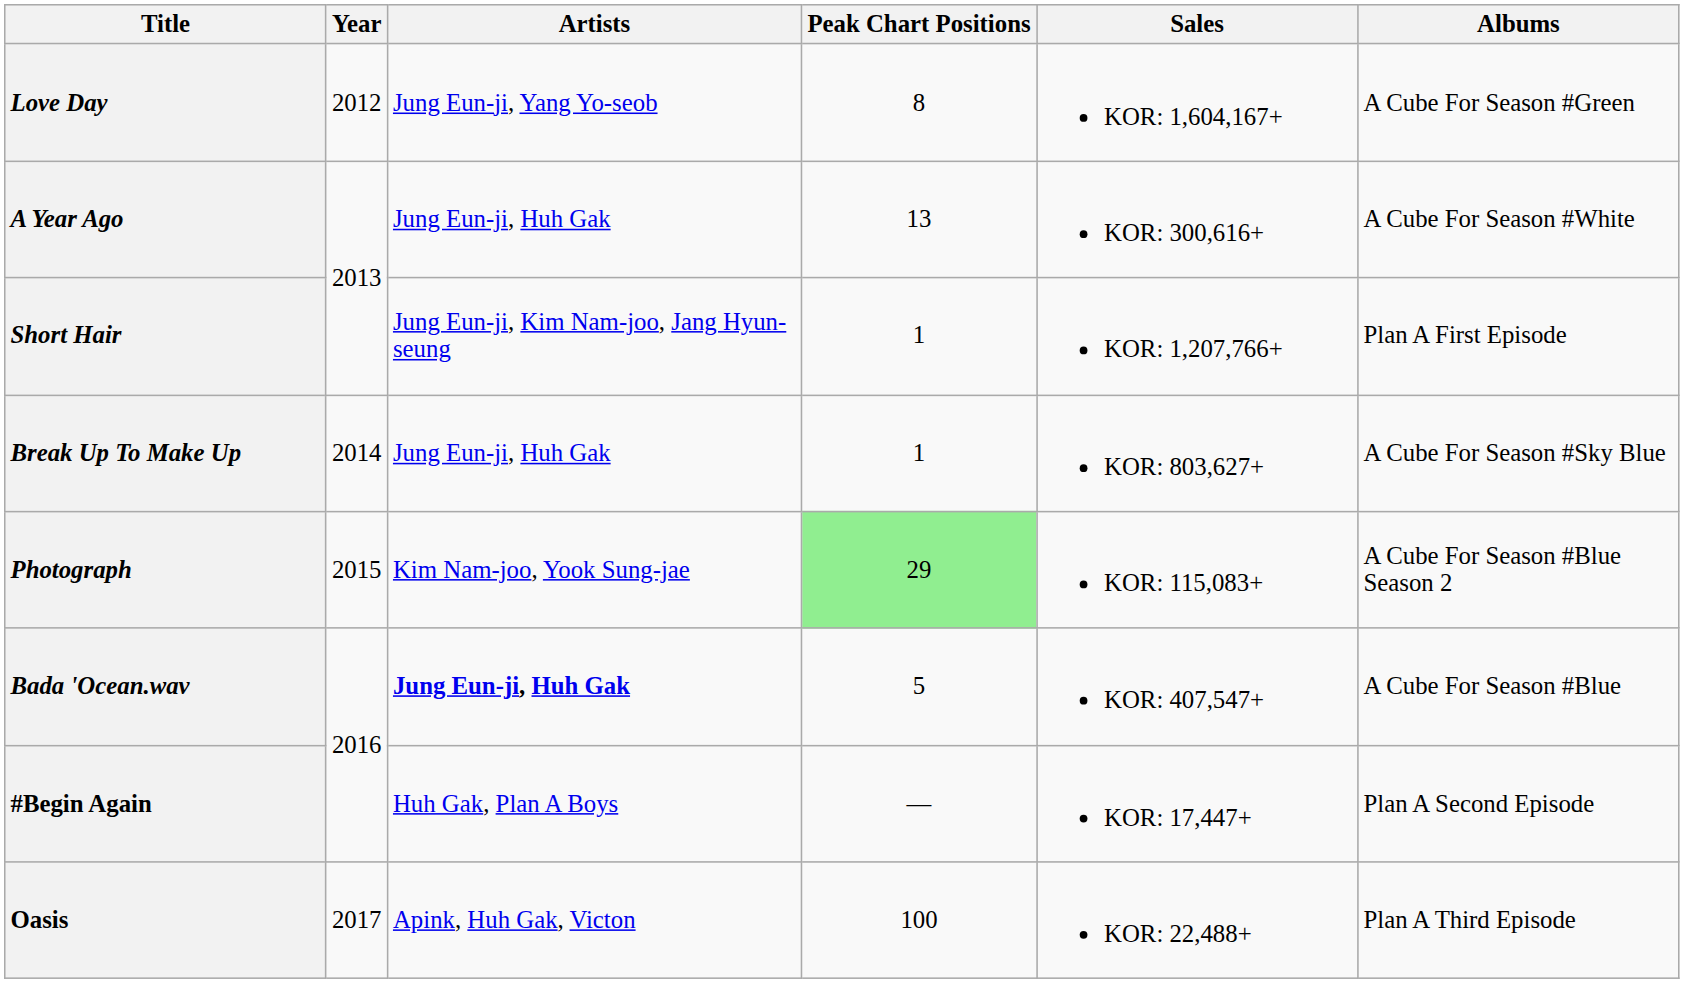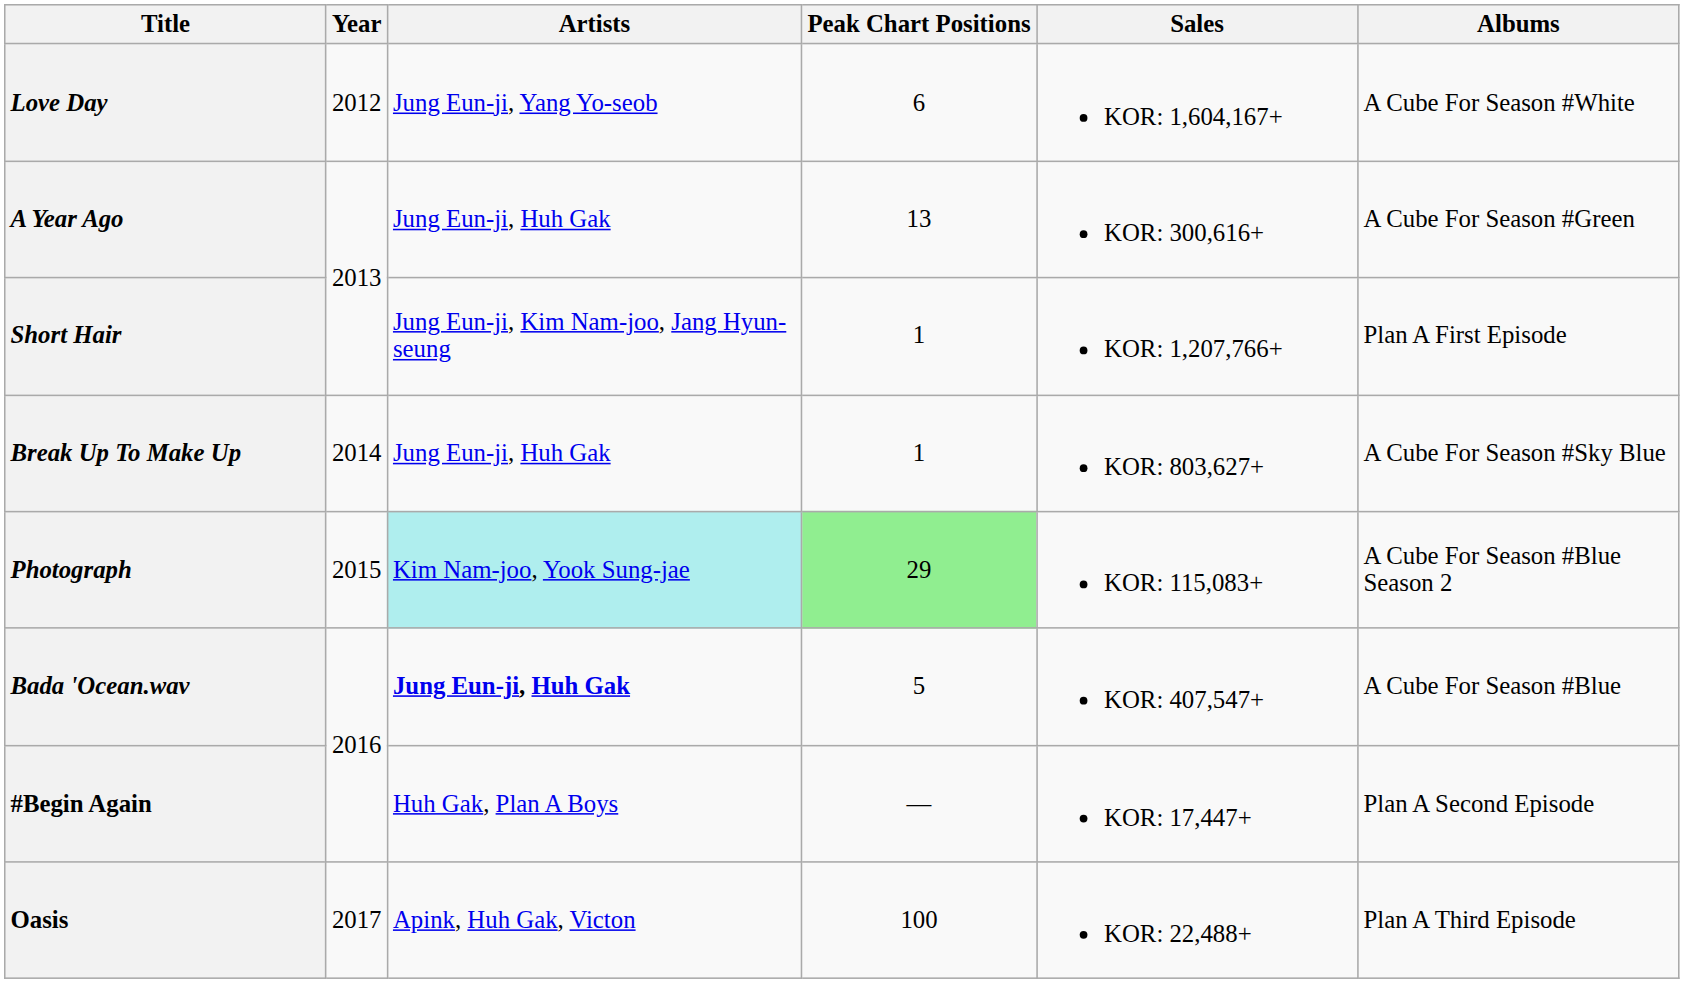(919, 102) 8 -> (919, 102) 6
(1499, 102) A Cube For Season #Green -> (1499, 102) A Cube For Season #White
(1499, 219) A Cube For Season #White -> (1499, 219) A Cube For Season #Green
(541, 569) no background -> (541, 569) paleturquoise background
